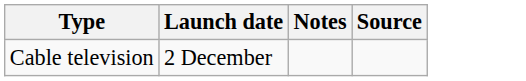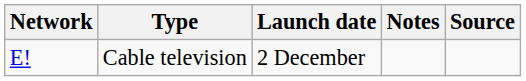+ column: (51, 22)
